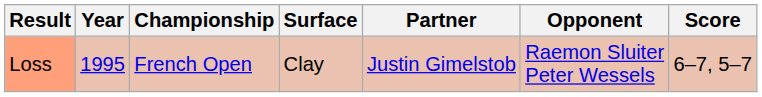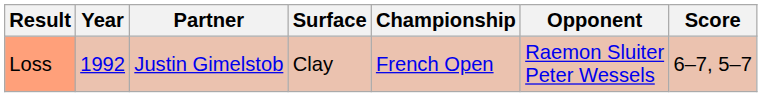columns swapped: (204, 20) <-> (441, 20)
(103, 63) 1995 -> (103, 63) 1992
